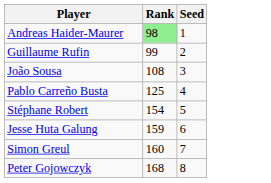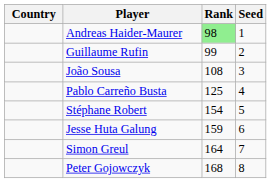+ column: (34, 14)
(155, 149) 160 -> (214, 149) 164
